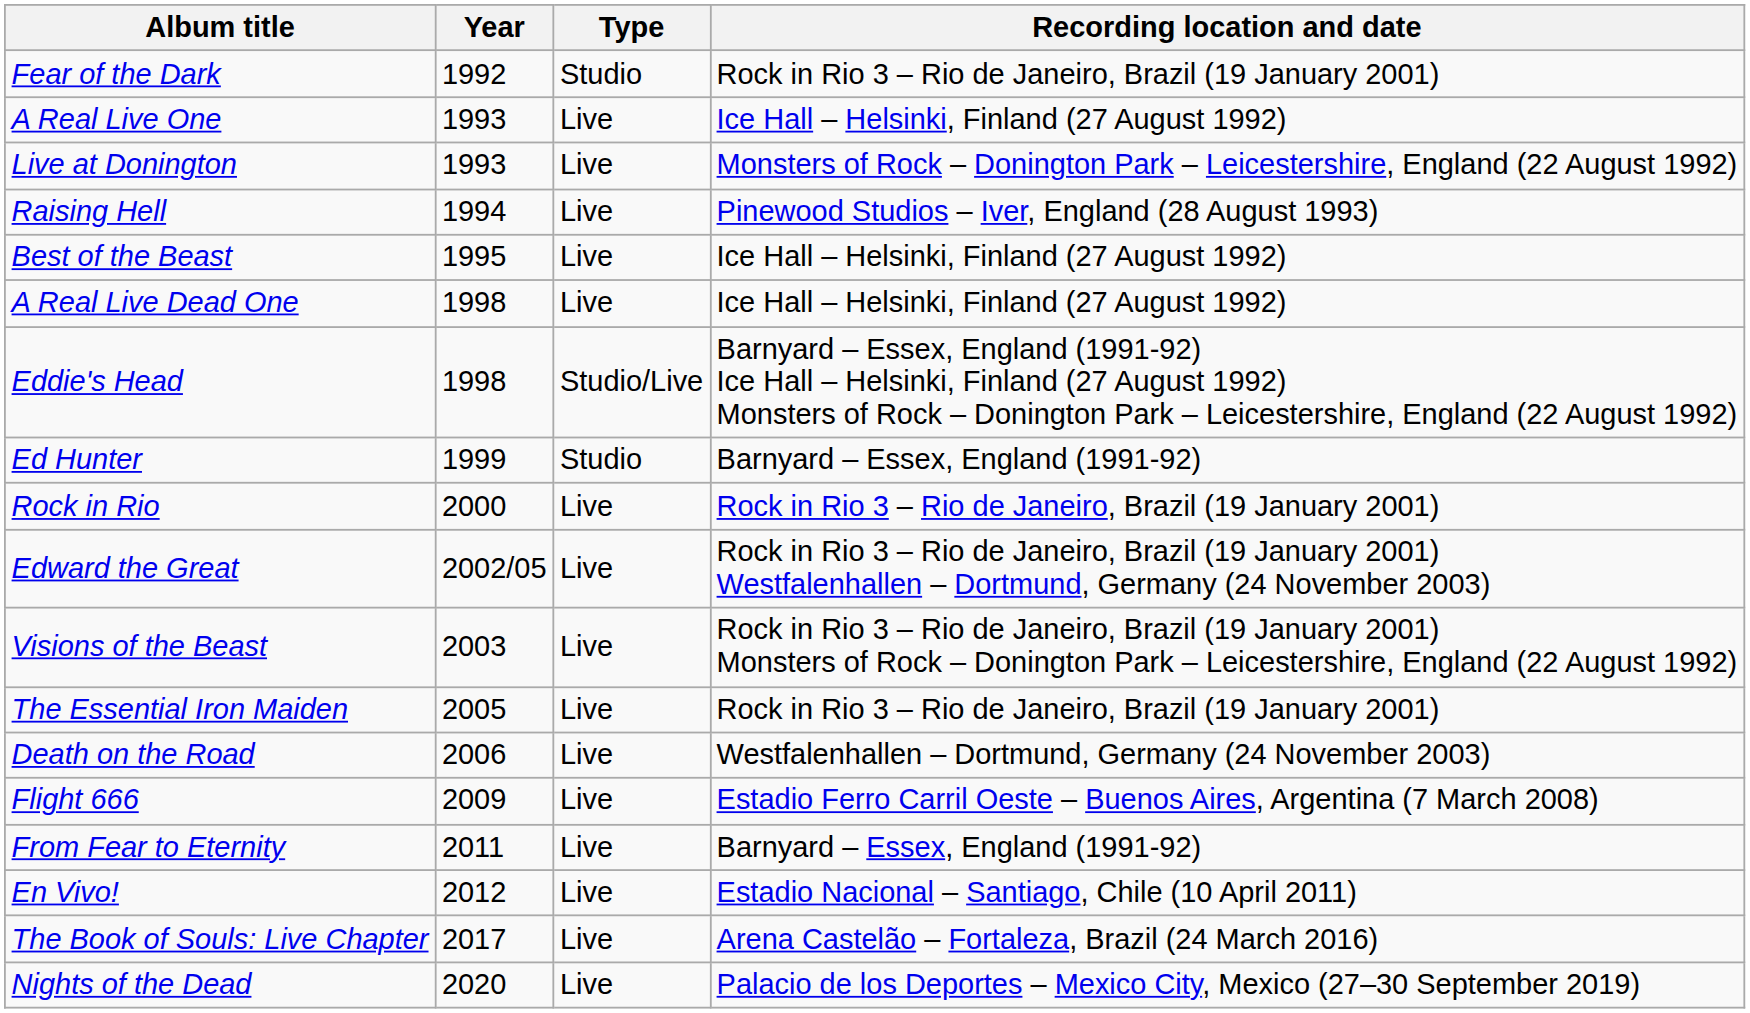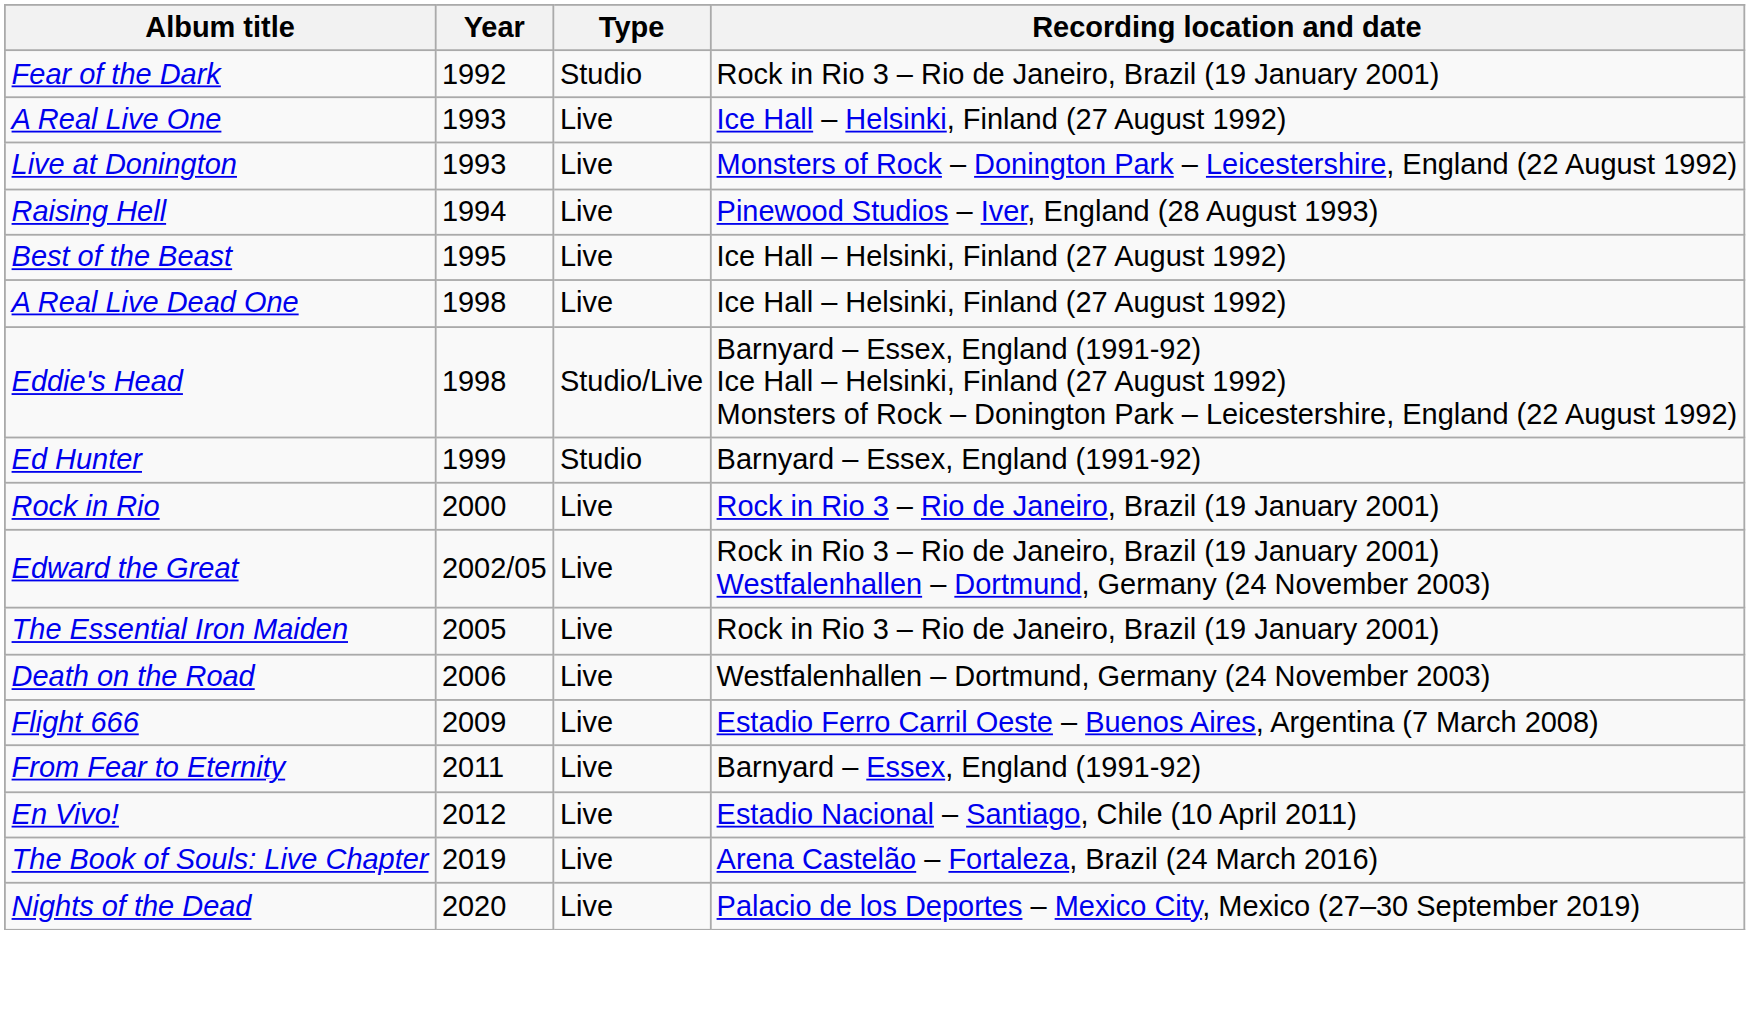- row: (139, 646)
(474, 938) 2017 -> (474, 860) 2019
